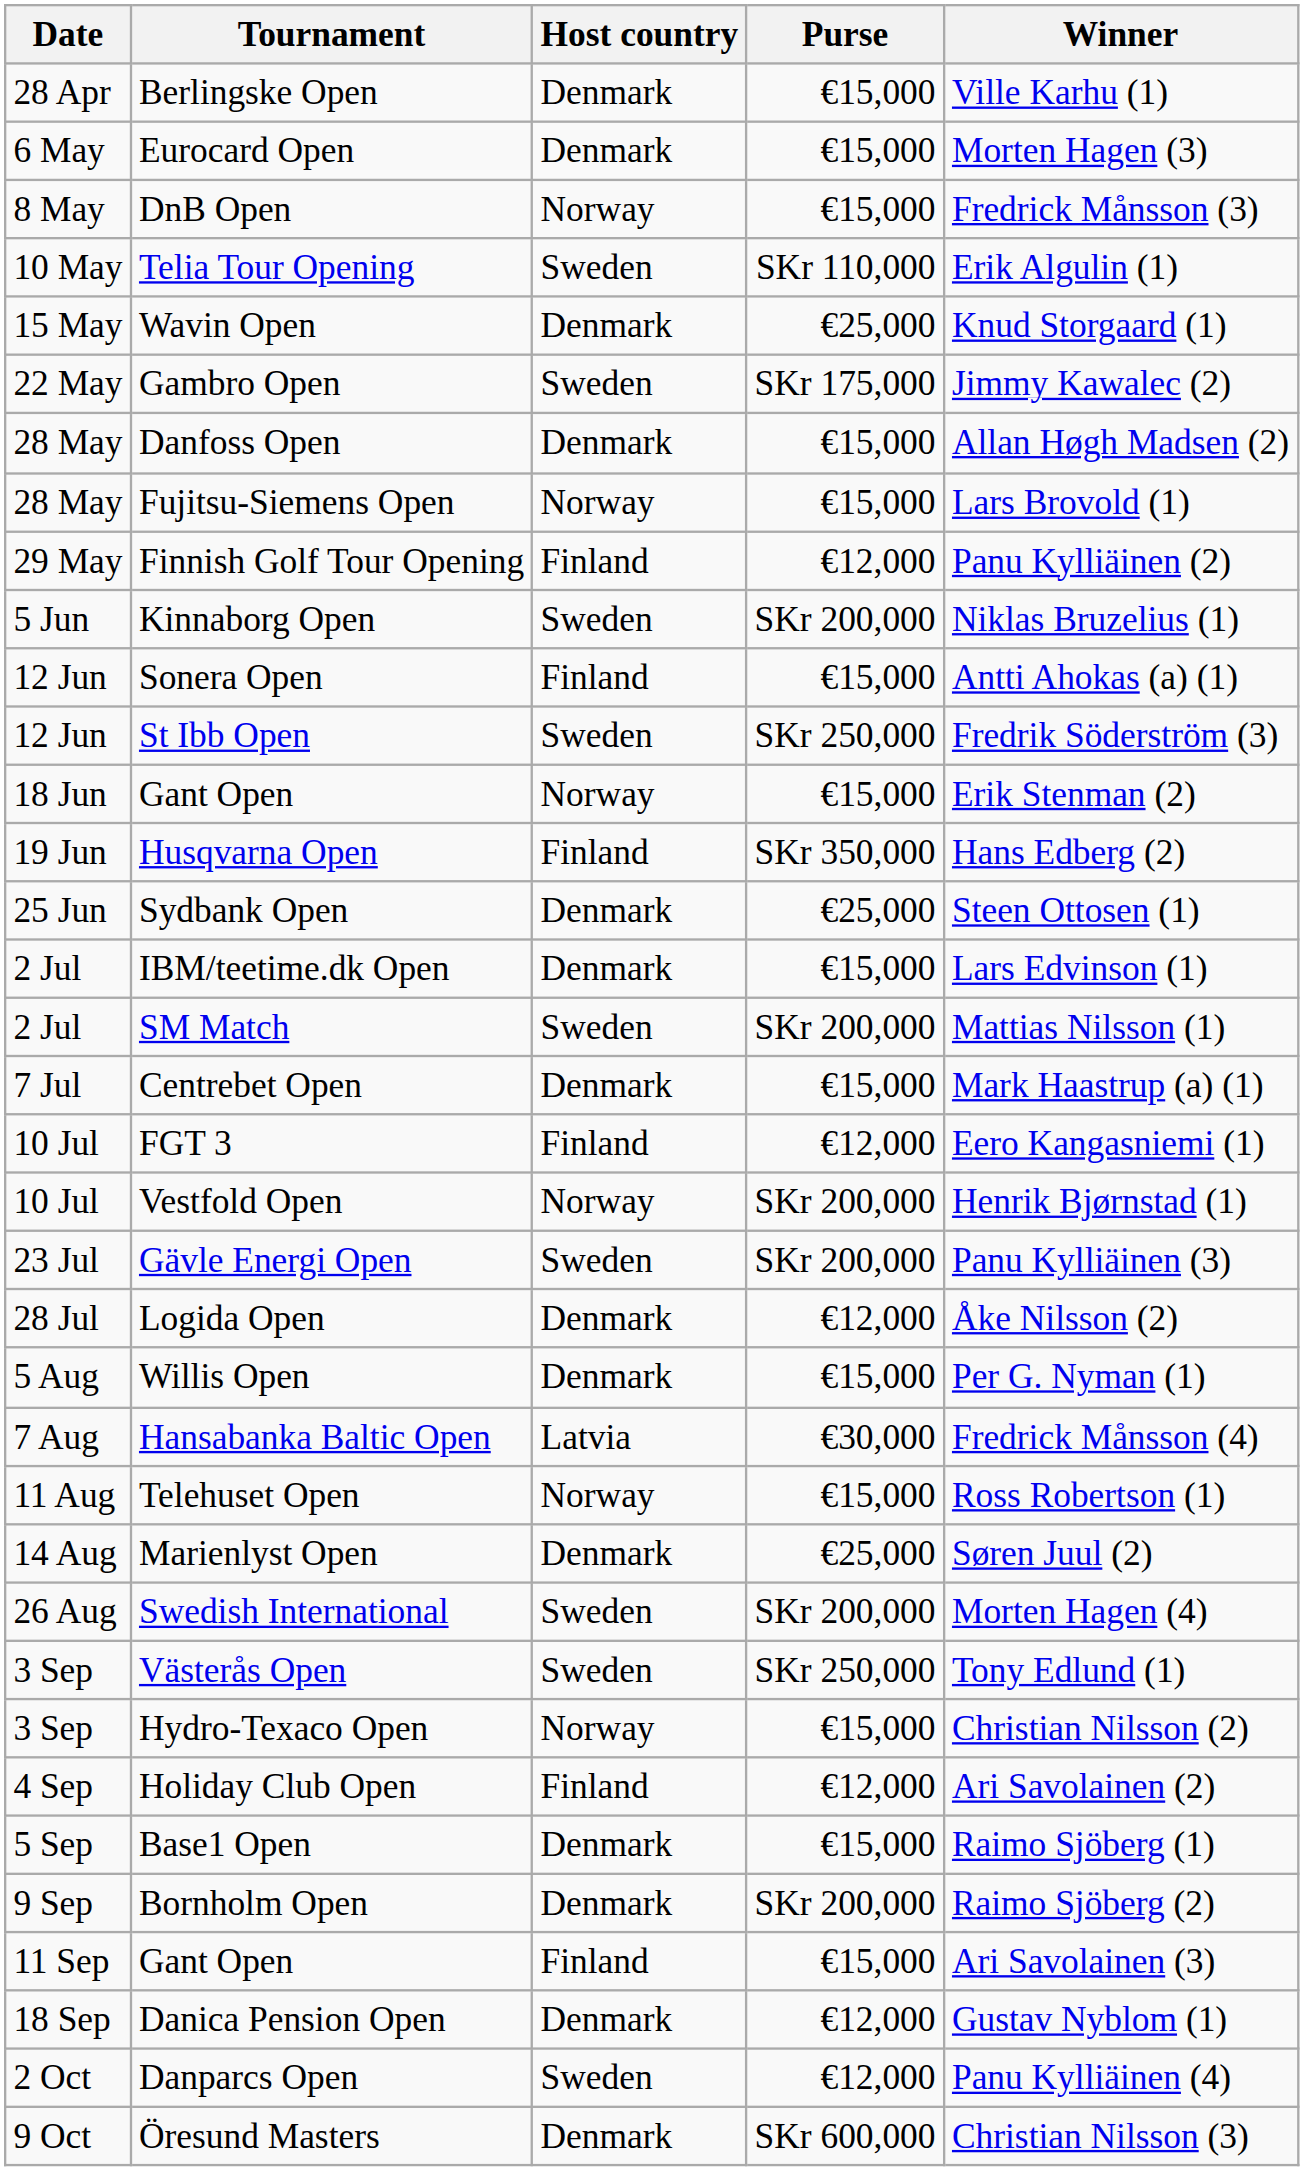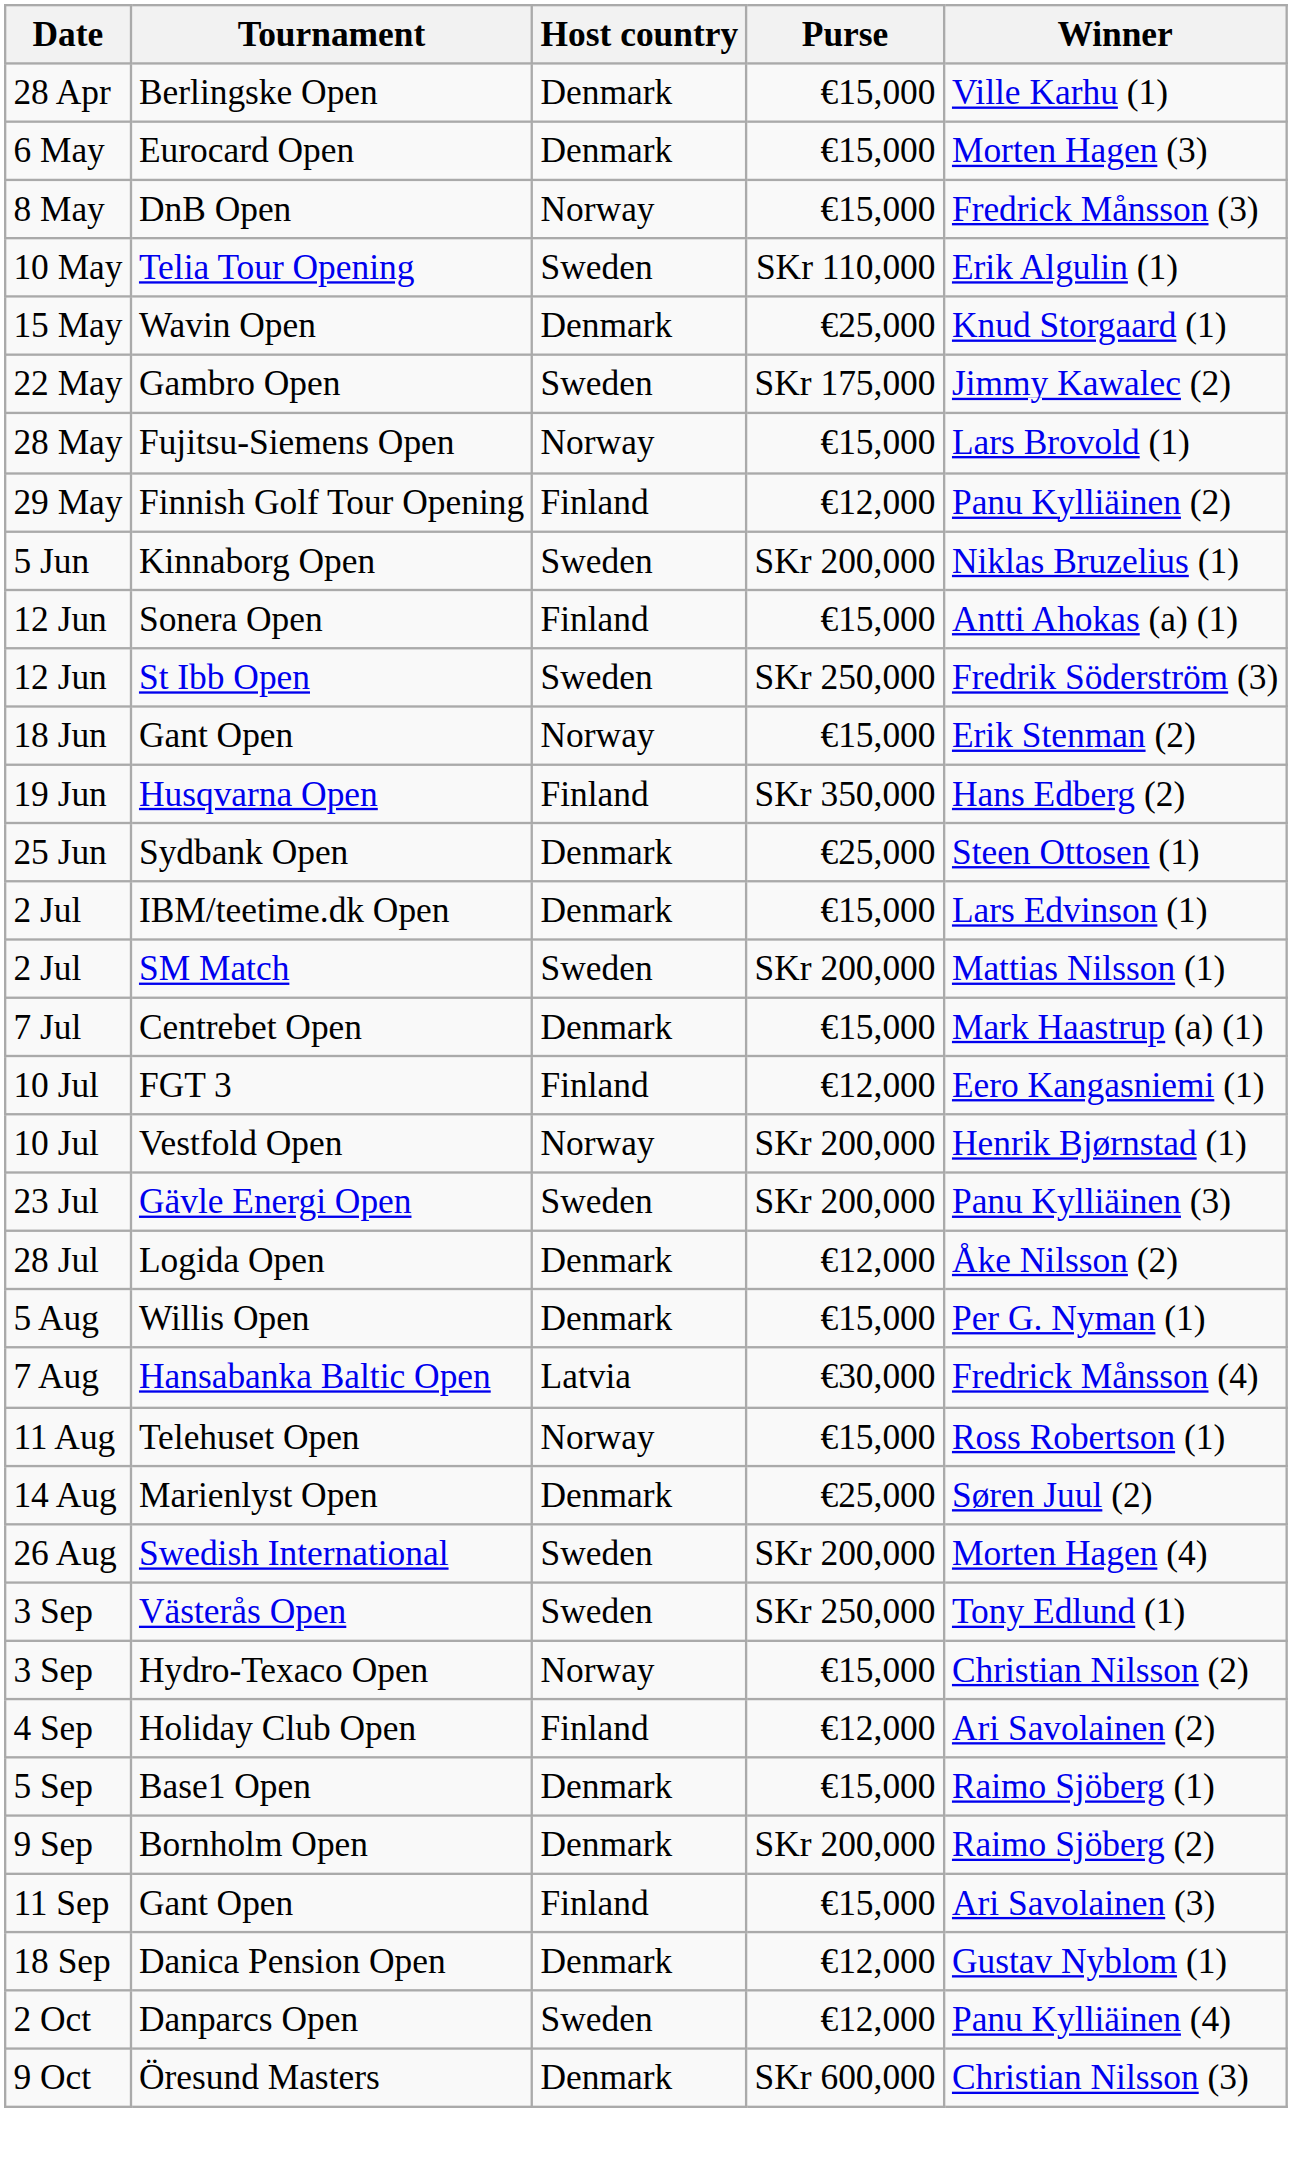- row: (68, 442)
